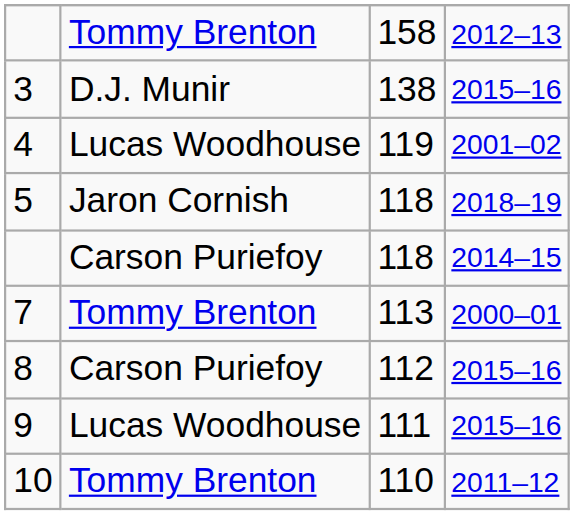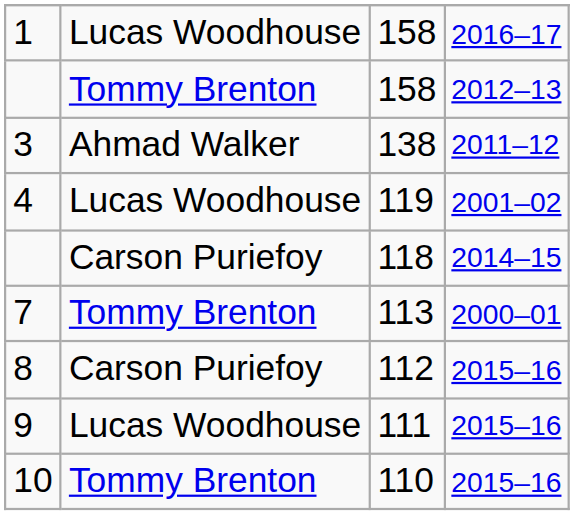+ row: (23, 32)
(149, 88) D.J. Munir -> (184, 144) Ahmad Walker
(506, 89) 2015–16 -> (505, 145) 2011–12
- row: (23, 200)
(505, 482) 2011–12 -> (506, 482) 2015–16
